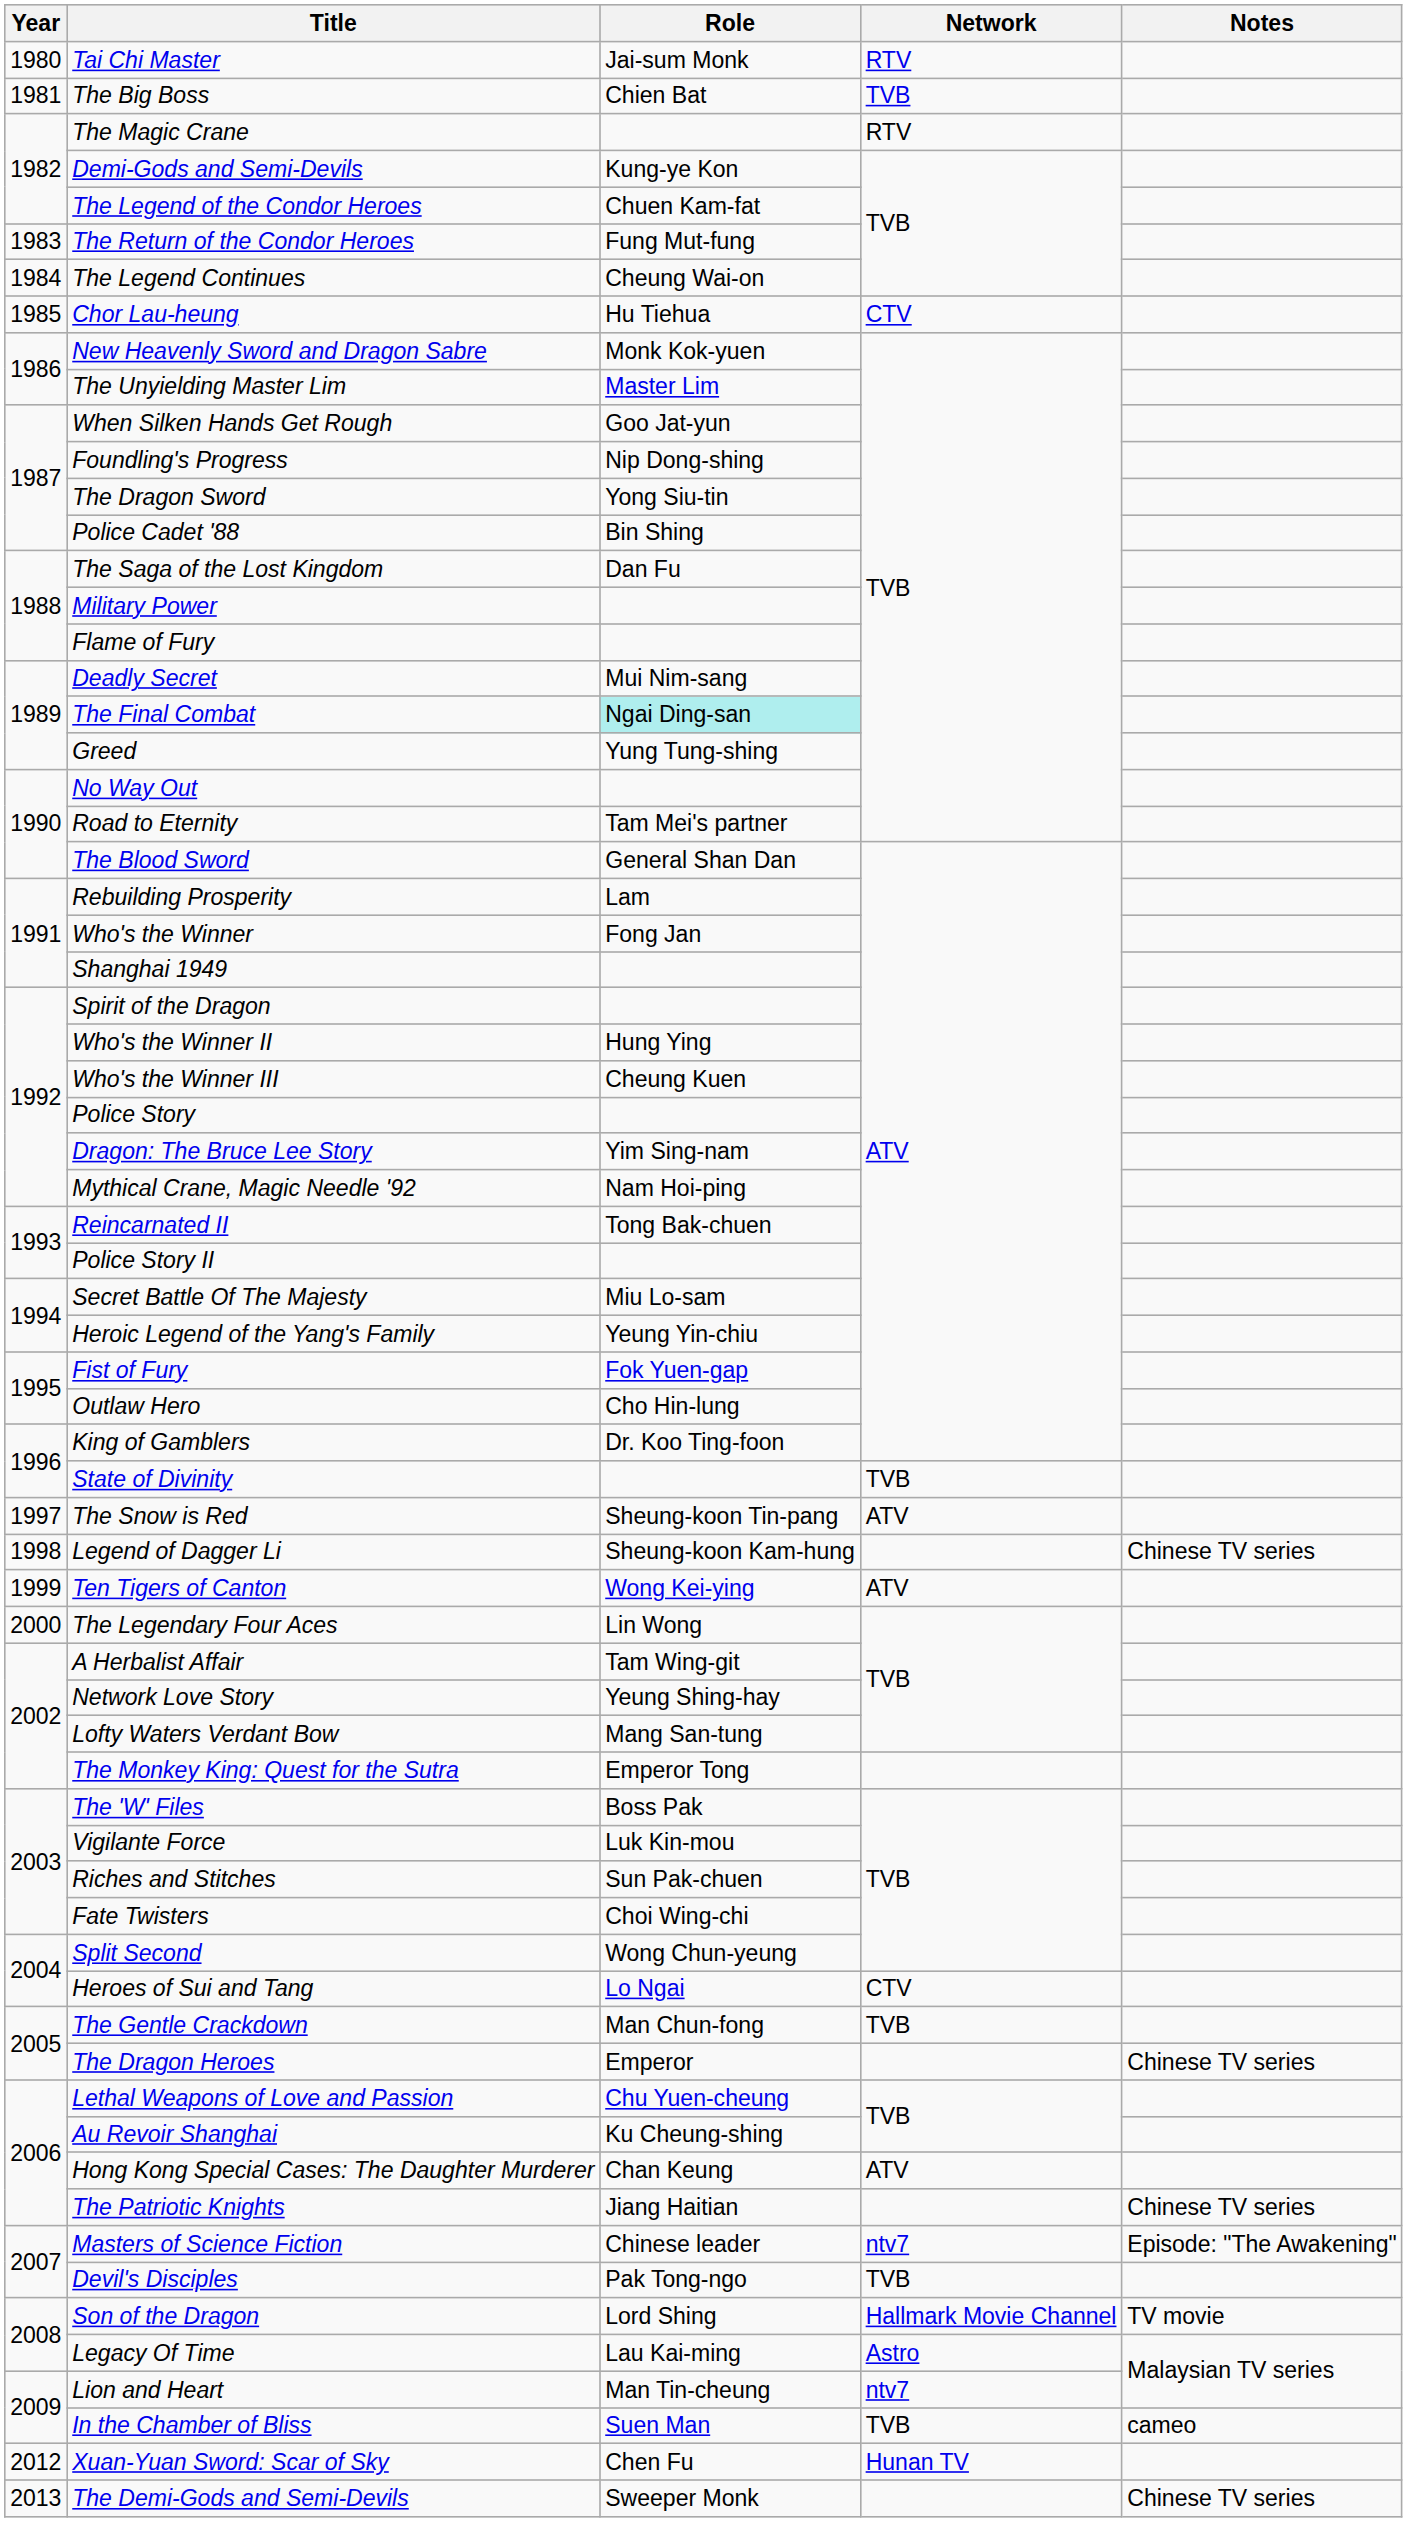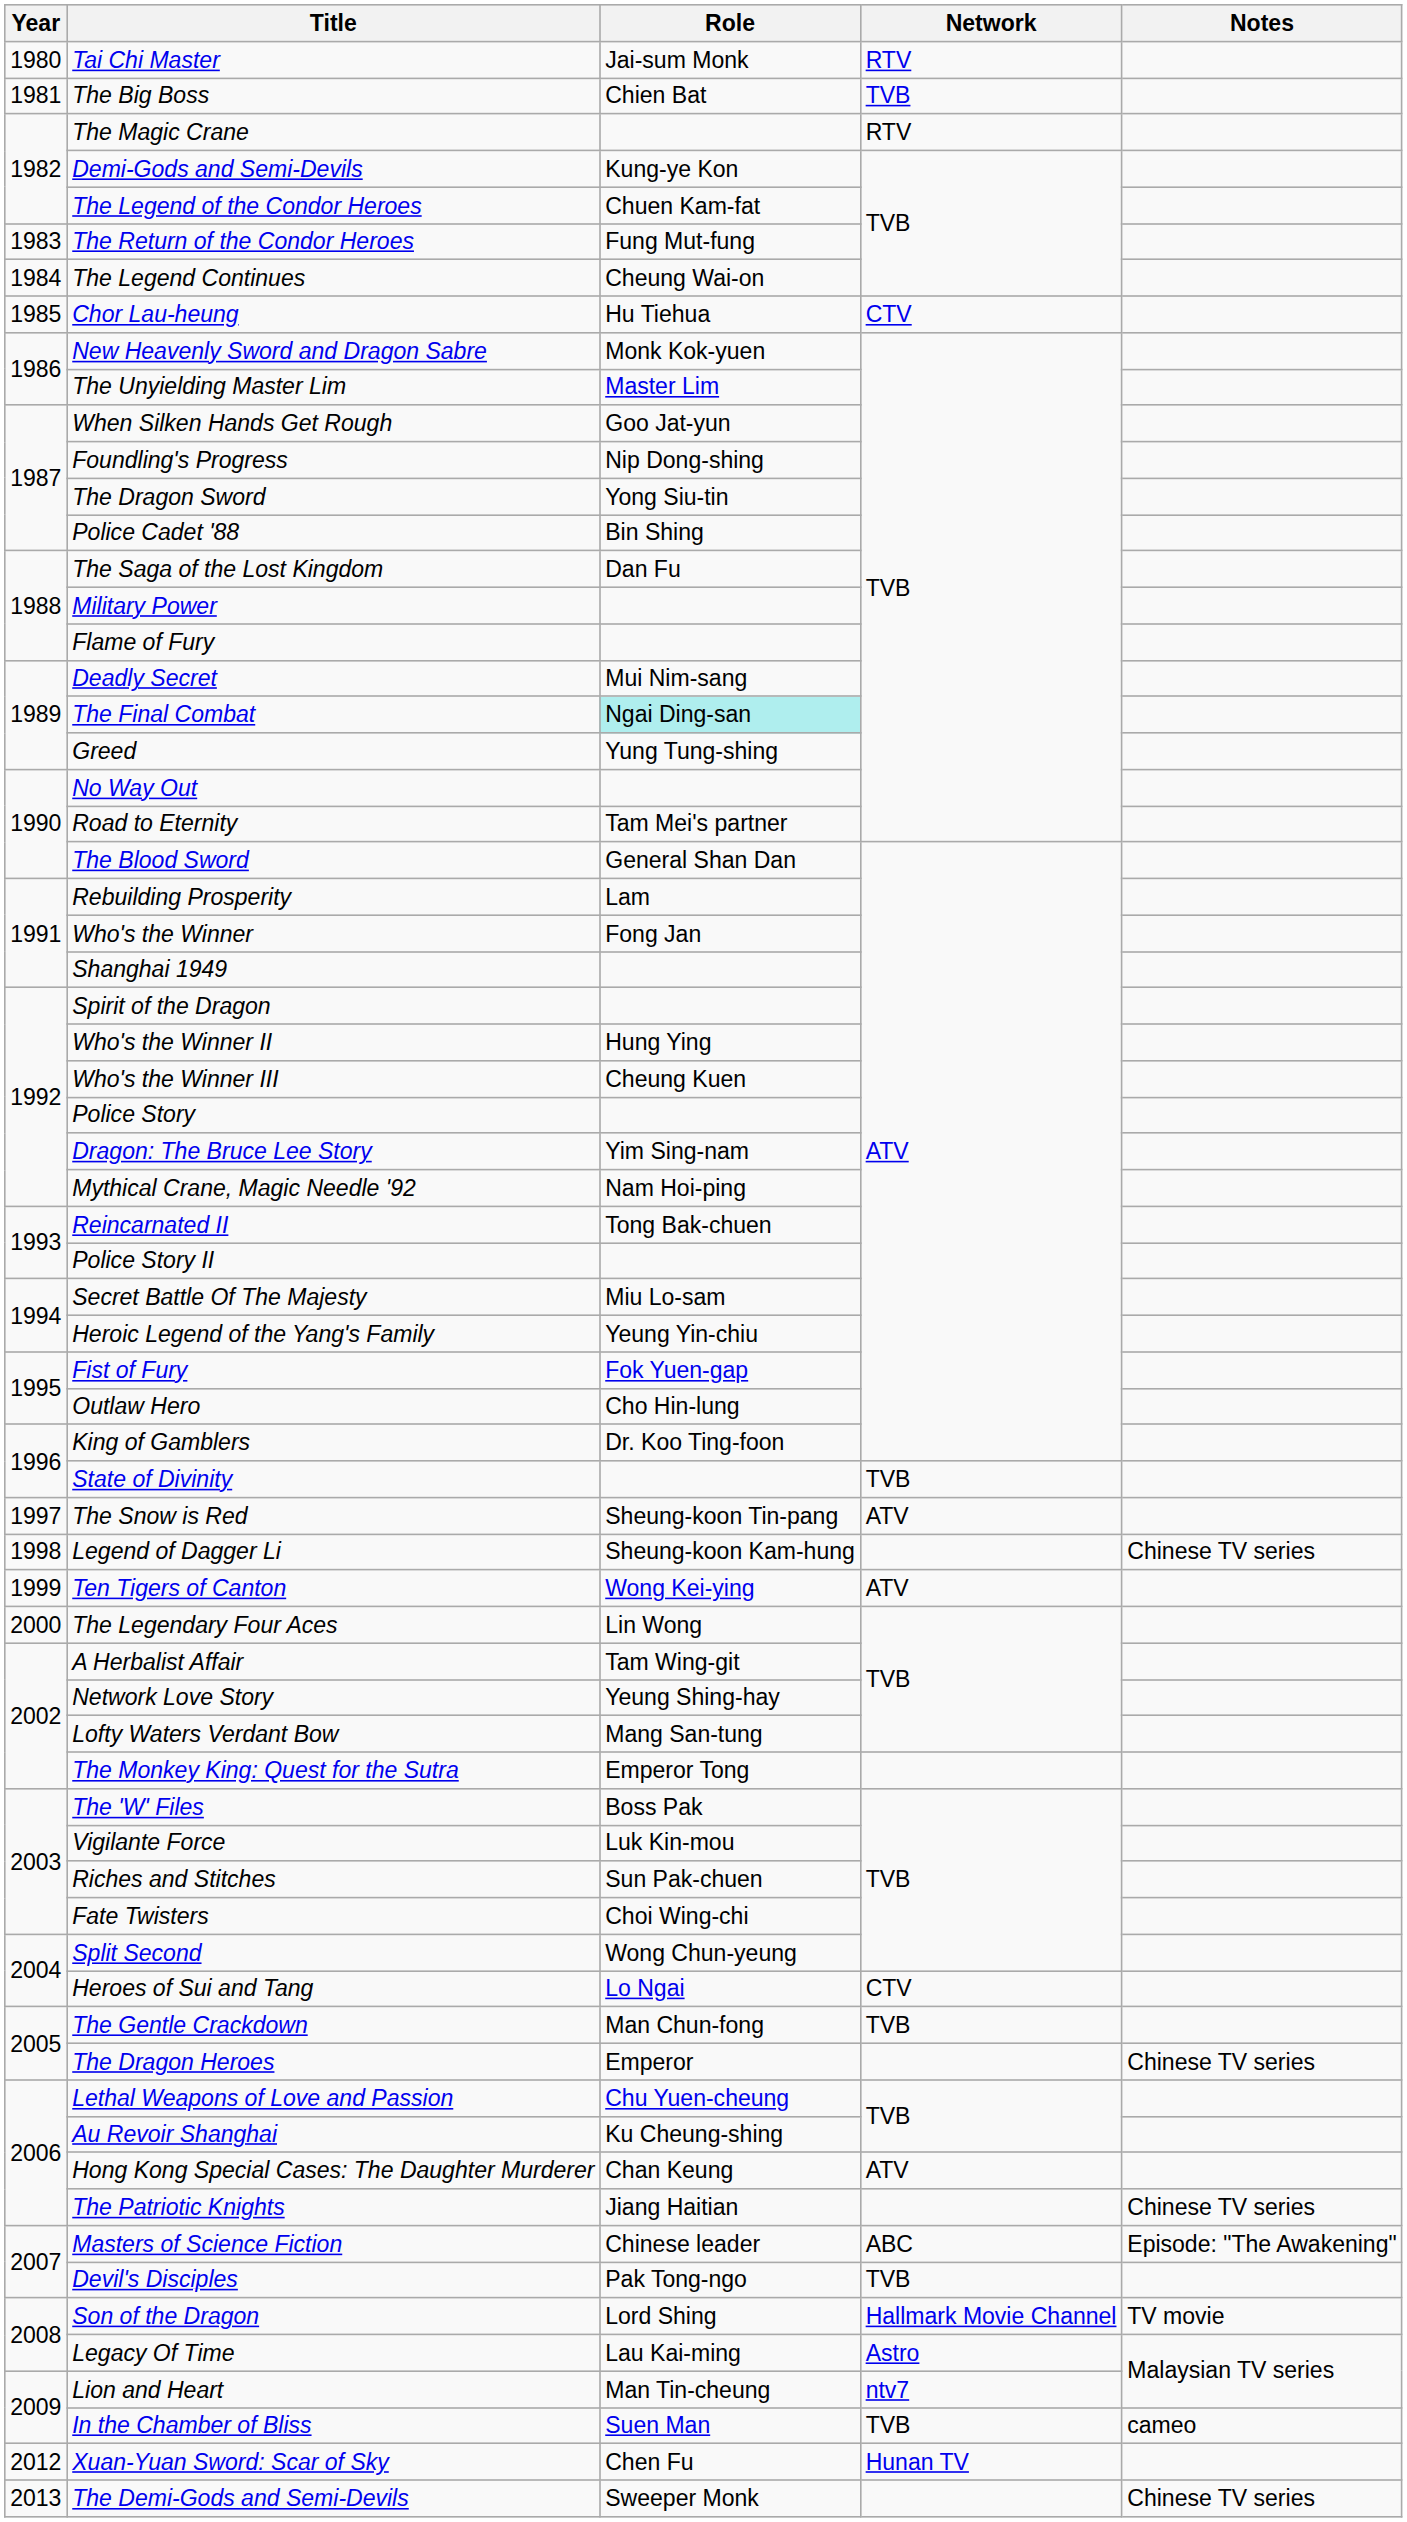(887, 2244) ntv7 -> (889, 2244) ABC
